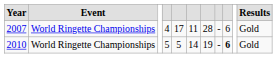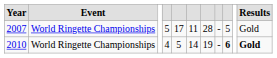(167, 29) 4 -> (167, 29) 5
(228, 29) 6 -> (228, 29) 5
(167, 45) 5 -> (167, 45) 4
(249, 45) normal -> (250, 45) bold
